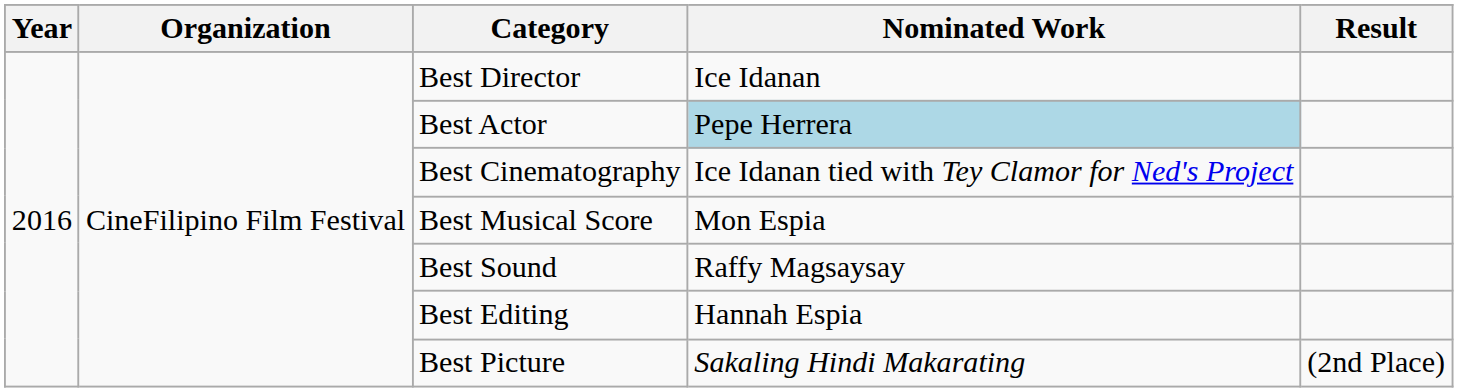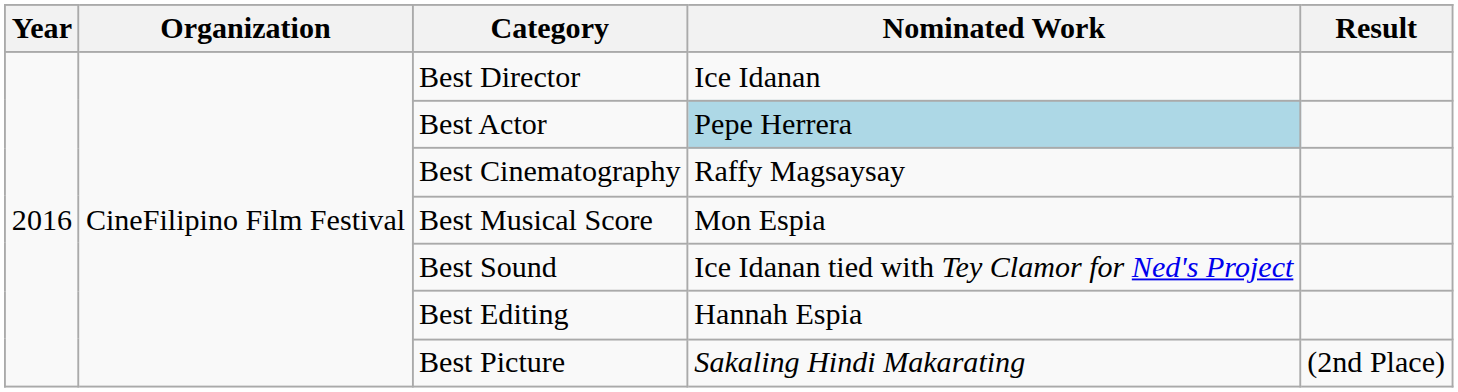(994, 171) Ice Idanan tied with Tey Clamor for Ned's Project -> (800, 171) Raffy Magsaysay
(800, 266) Raffy Magsaysay -> (994, 266) Ice Idanan tied with Tey Clamor for Ned's Project
